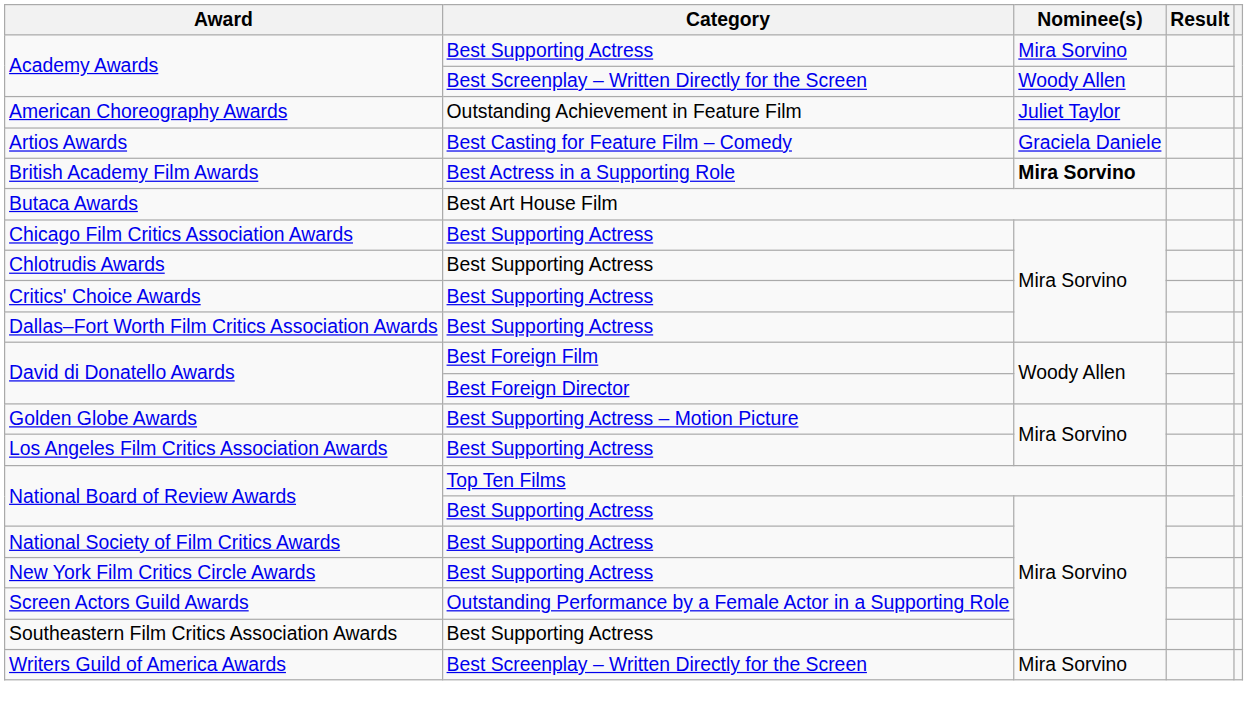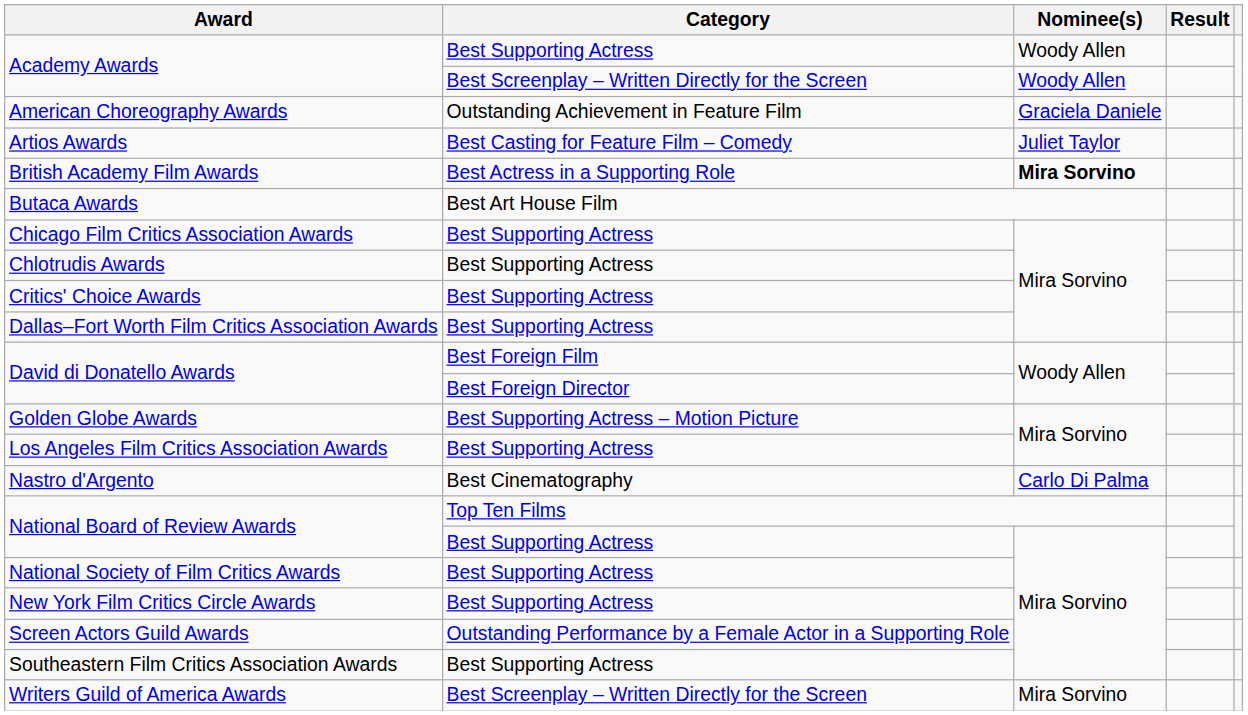(1073, 50) Mira Sorvino -> (1072, 50) Woody Allen
(1069, 111) Juliet Taylor -> (1090, 111) Graciela Daniele
(1090, 142) Graciela Daniele -> (1069, 142) Juliet Taylor
+ row: (81, 480)
